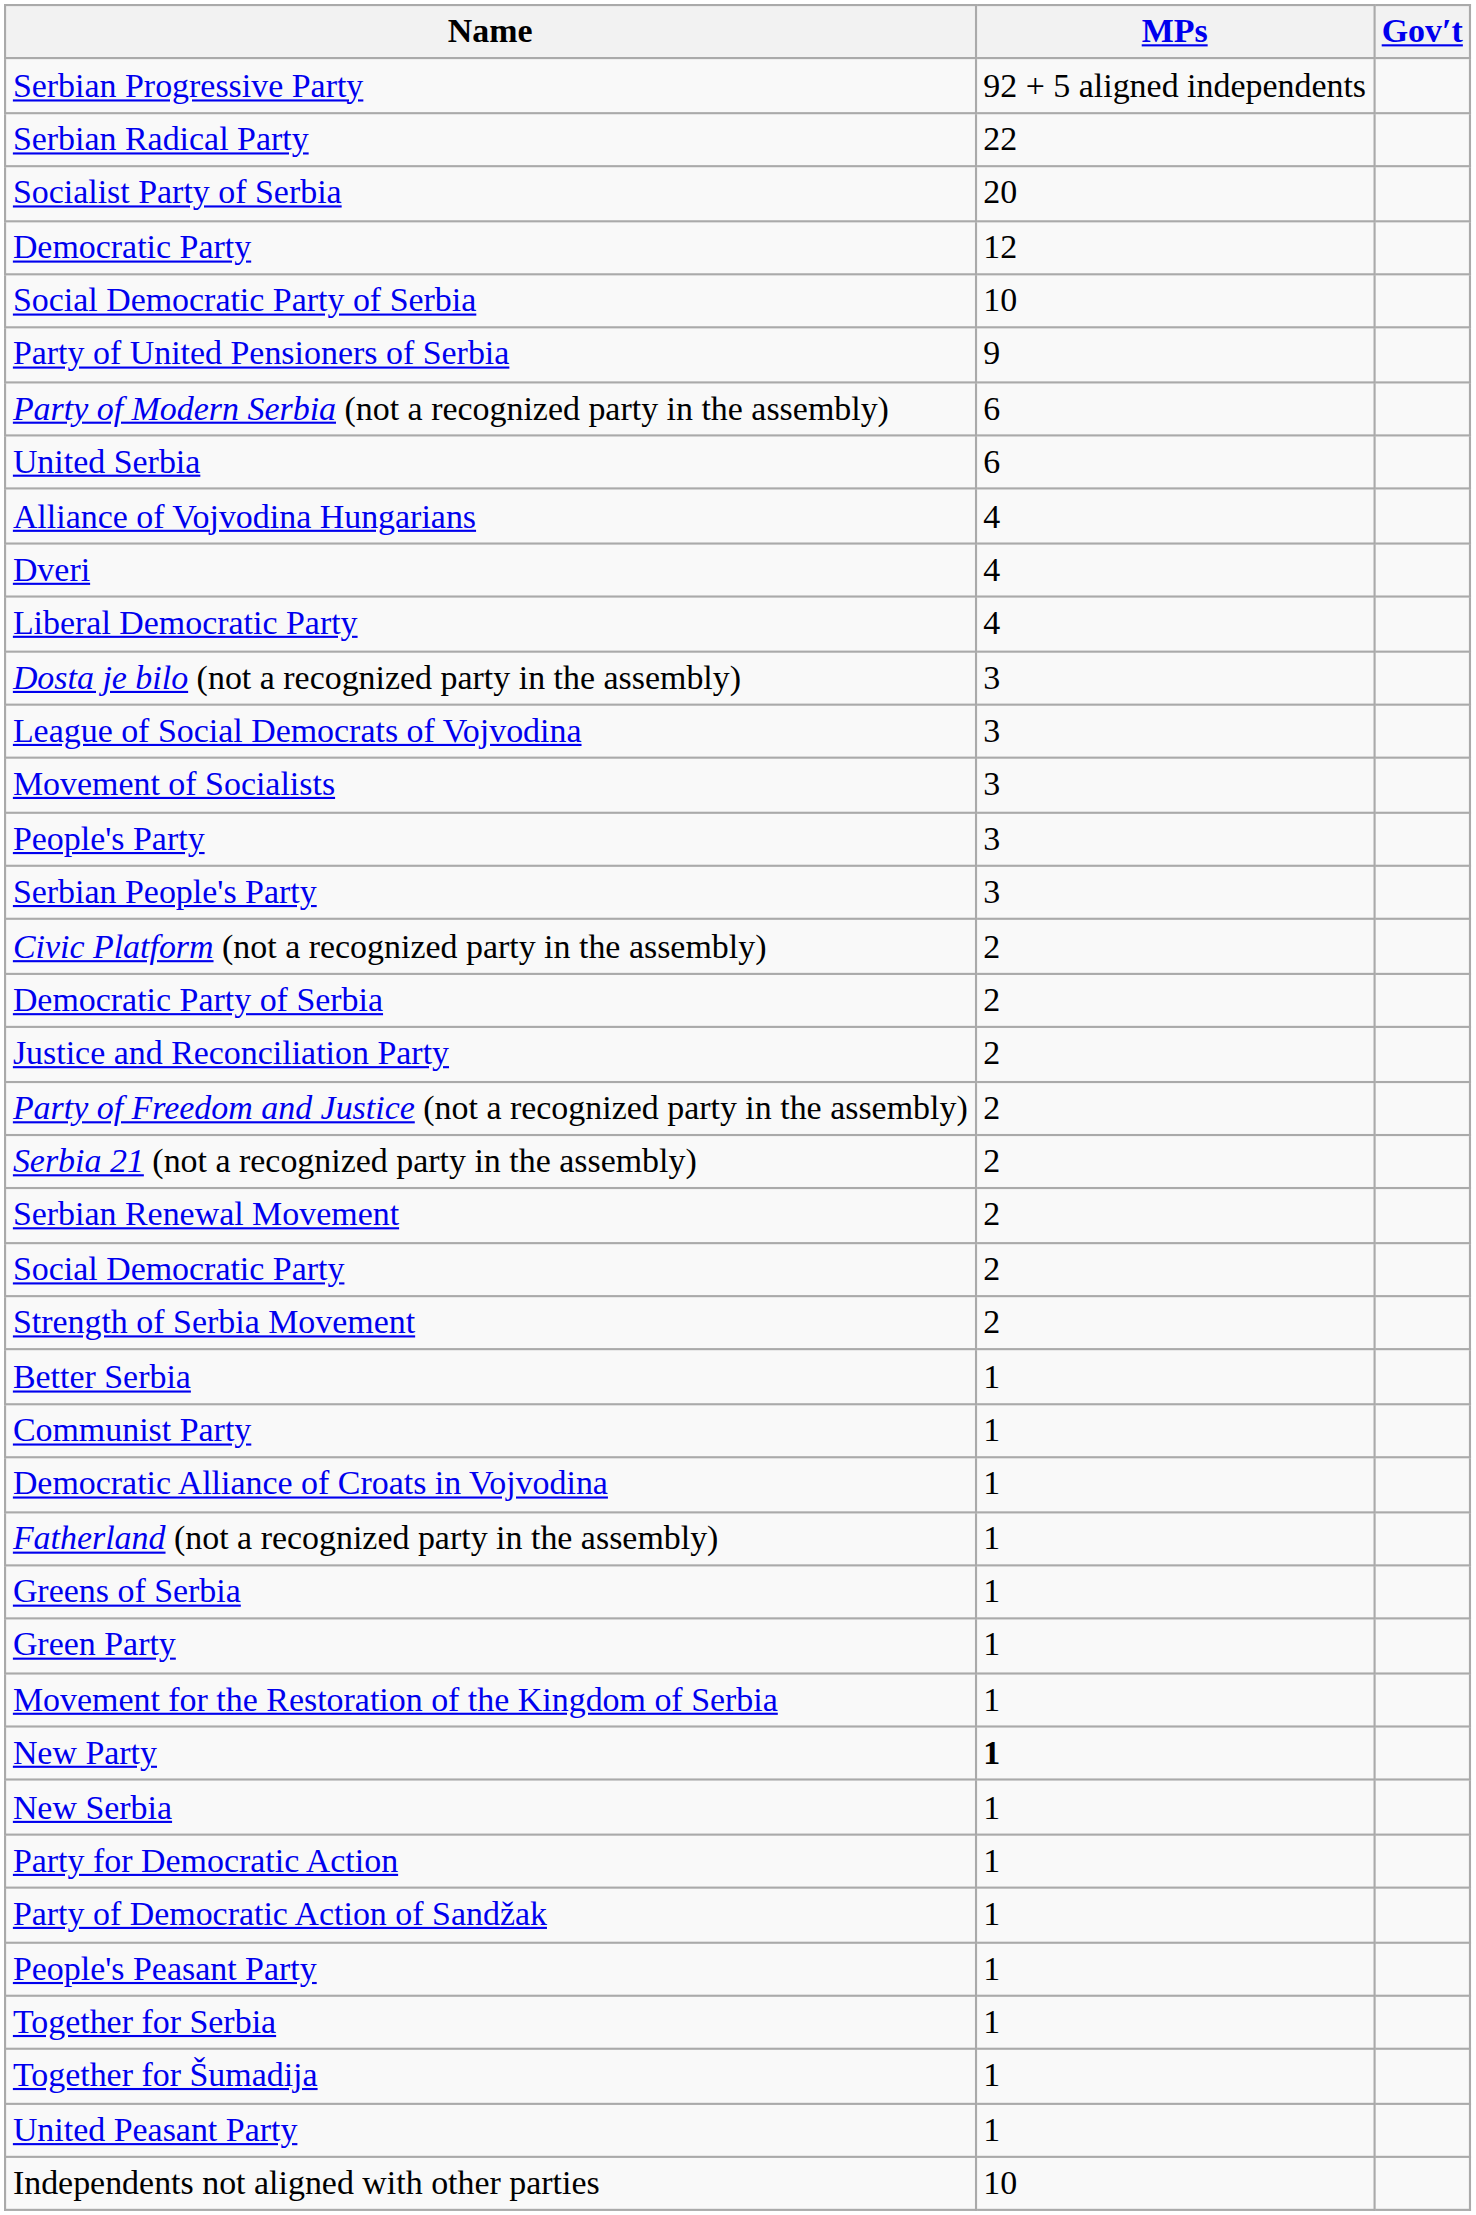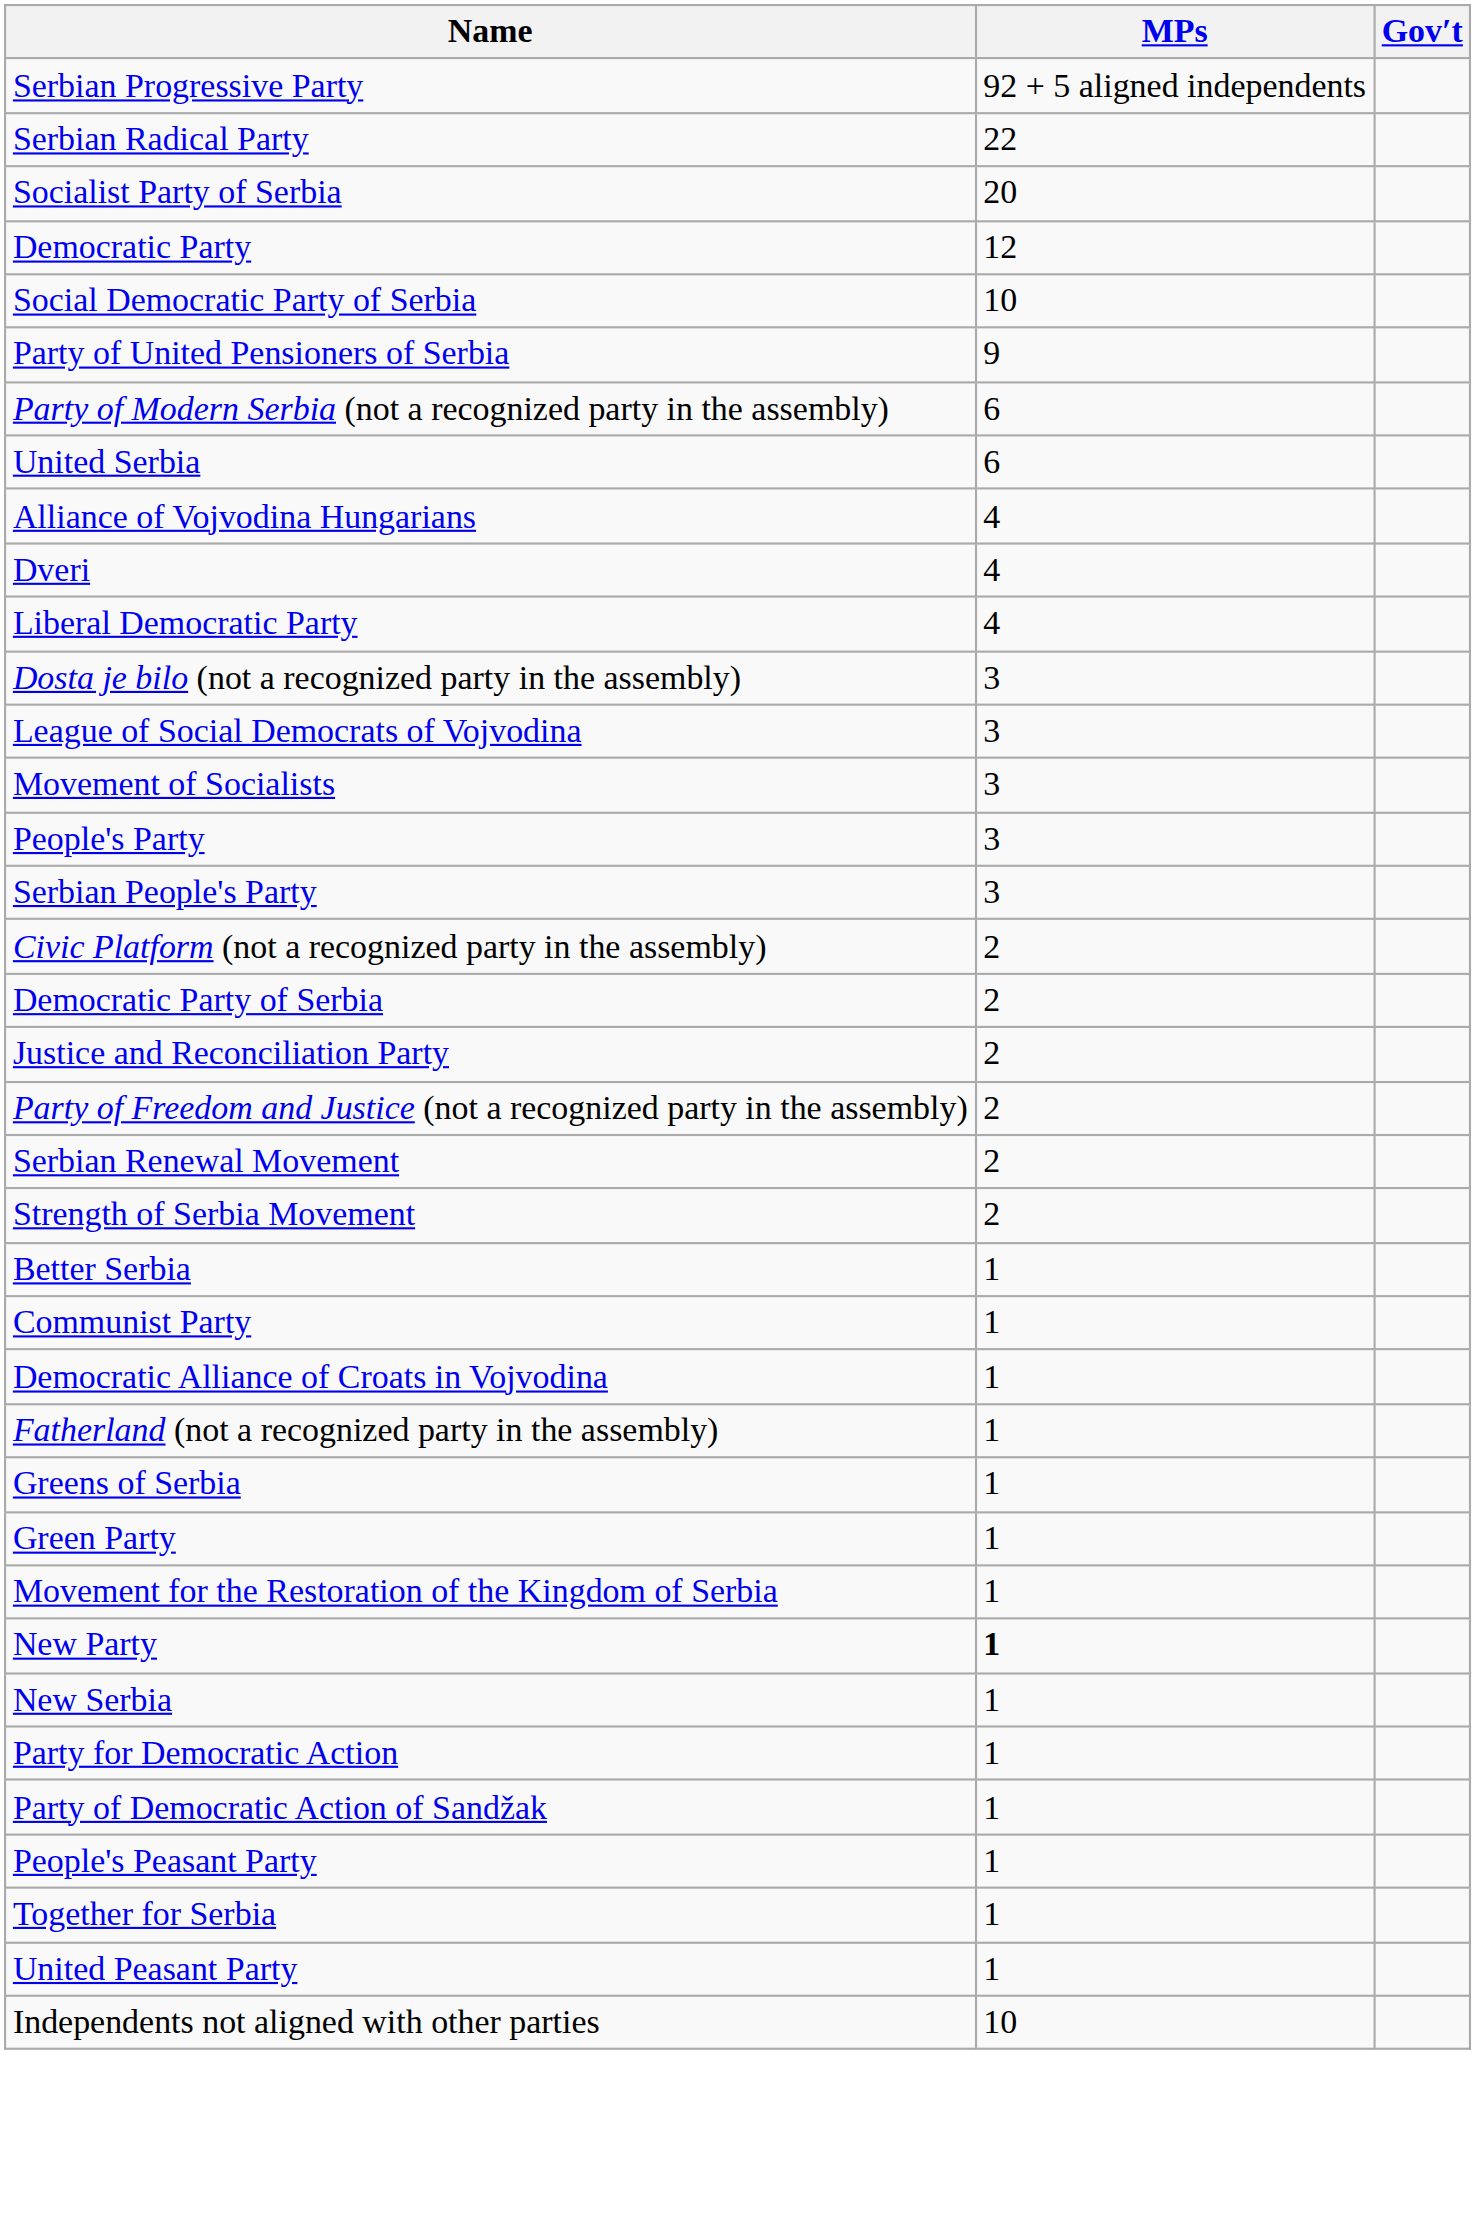- row: (355, 1161)
- row: (179, 1268)
- row: (165, 2075)
